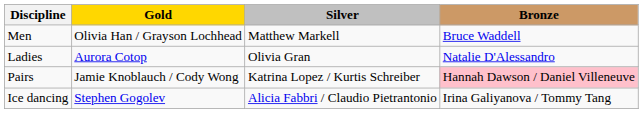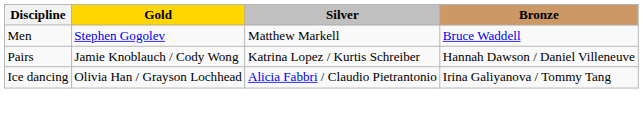(158, 35) Olivia Han / Grayson Lochhead -> (120, 35) Stephen Gogolev
- row: (25, 56)
(539, 77) pink background -> (539, 56) no background
(120, 98) Stephen Gogolev -> (158, 77) Olivia Han / Grayson Lochhead
